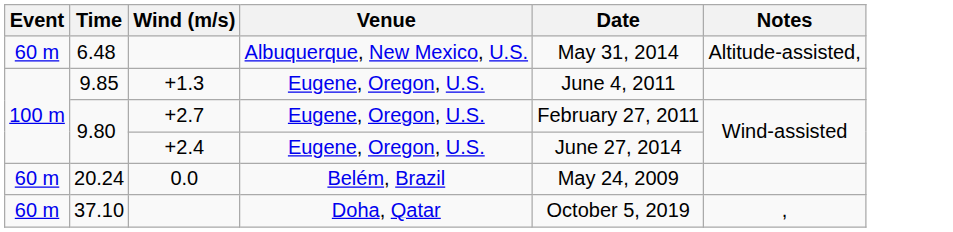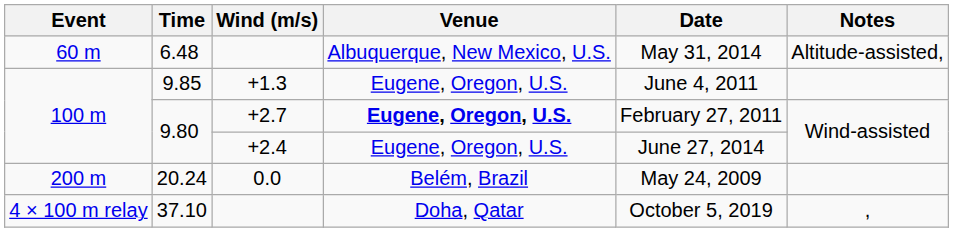(386, 115) normal -> (469, 115) bold
(37, 178) 60 m -> (78, 178) 200 m
(37, 210) 60 m -> (78, 210) 4 × 100 m relay
